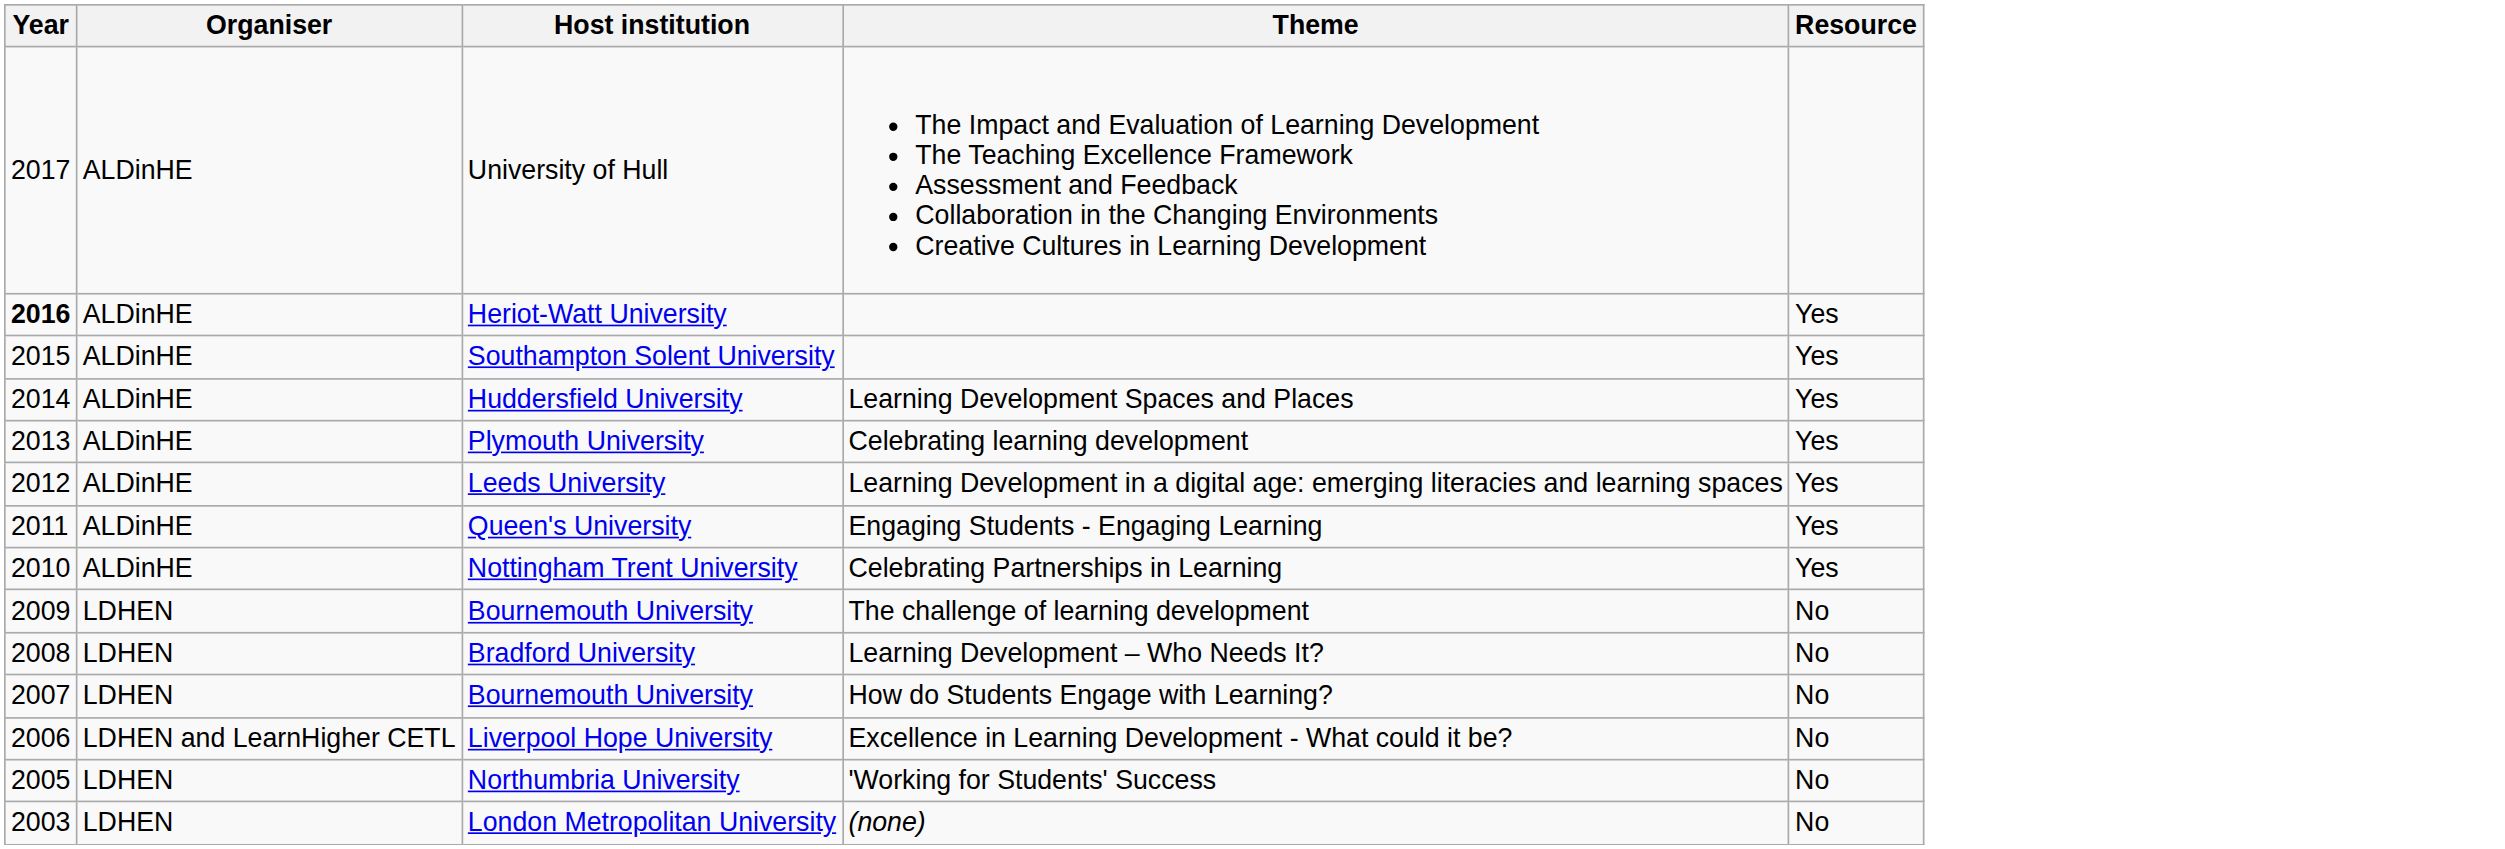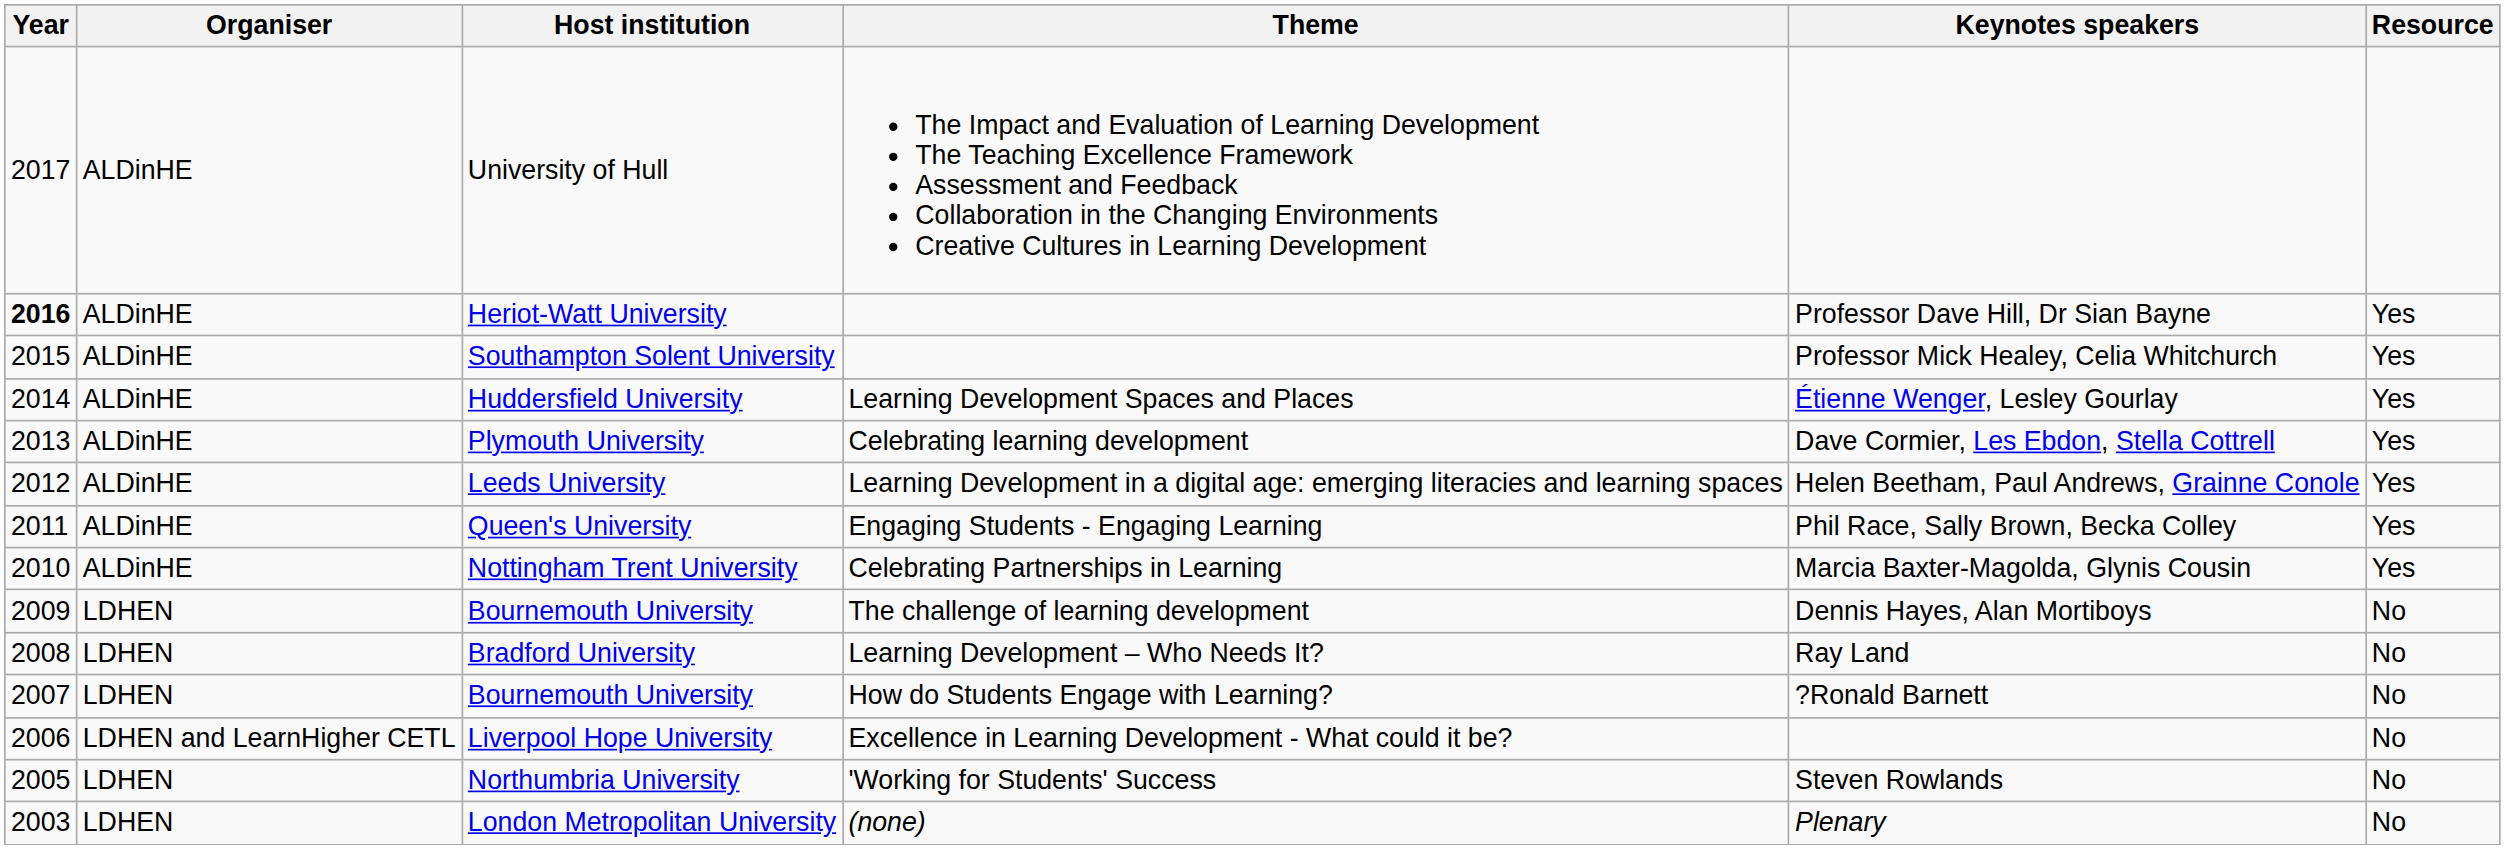+ column: (2077, 25)
